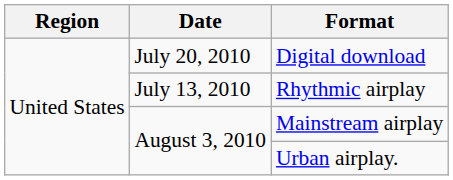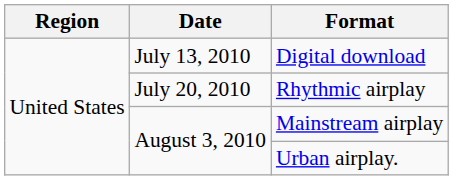(192, 55) July 20, 2010 -> (192, 55) July 13, 2010
(192, 89) July 13, 2010 -> (192, 89) July 20, 2010
